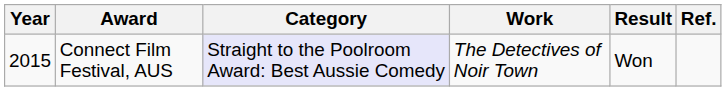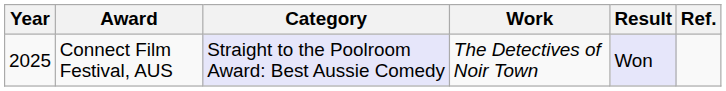(30, 60) 2015 -> (30, 60) 2025
(634, 60) no background -> (634, 60) lavender background
